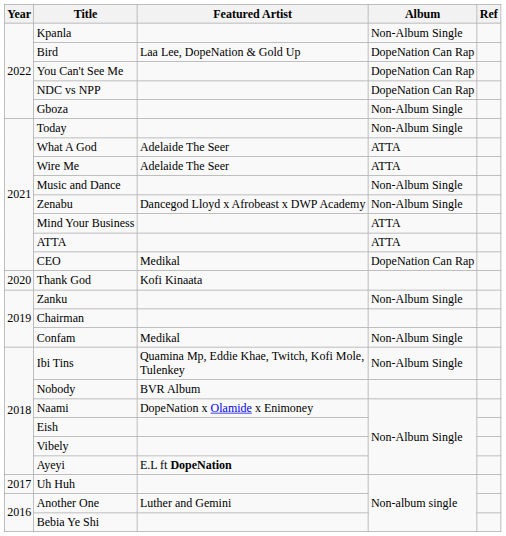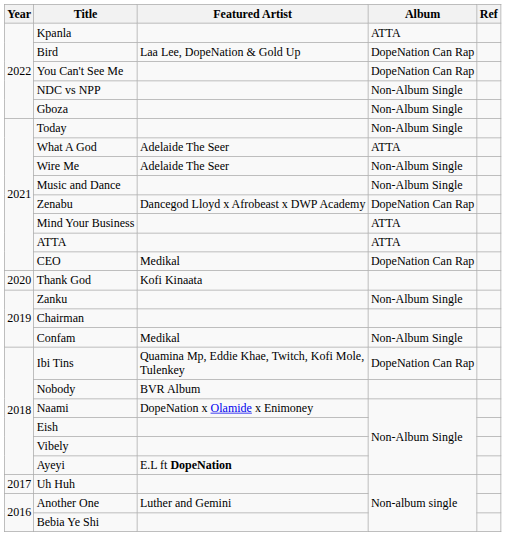(417, 33) Non-Album Single -> (386, 33) ATTA
(423, 90) DopeNation Can Rap -> (417, 90) Non-Album Single
(386, 166) ATTA -> (417, 166) Non-Album Single
(417, 204) Non-Album Single -> (423, 204) DopeNation Can Rap
(417, 363) Non-Album Single -> (423, 363) DopeNation Can Rap
